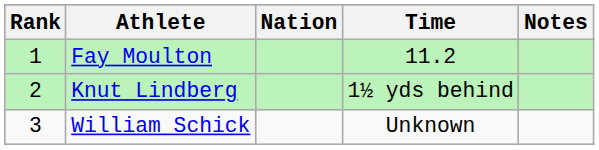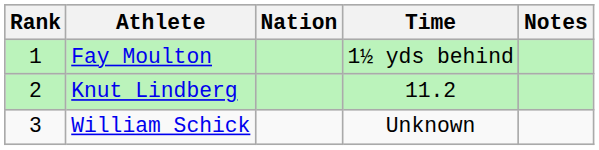(431, 57) 11.2 -> (431, 57) 1½ yds behind
(431, 92) 1½ yds behind -> (431, 92) 11.2
